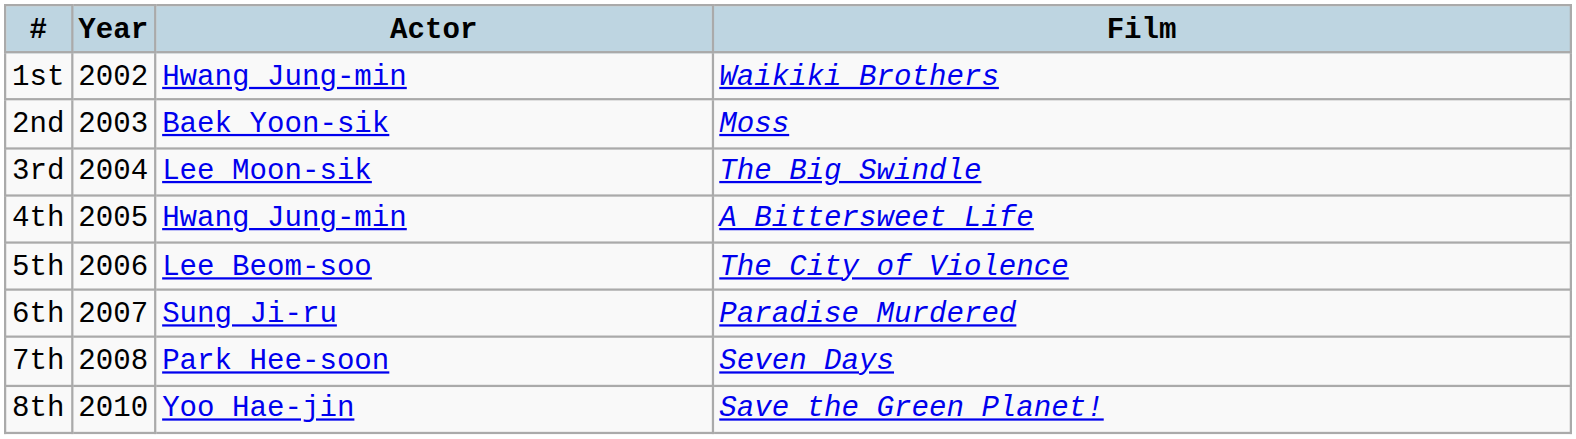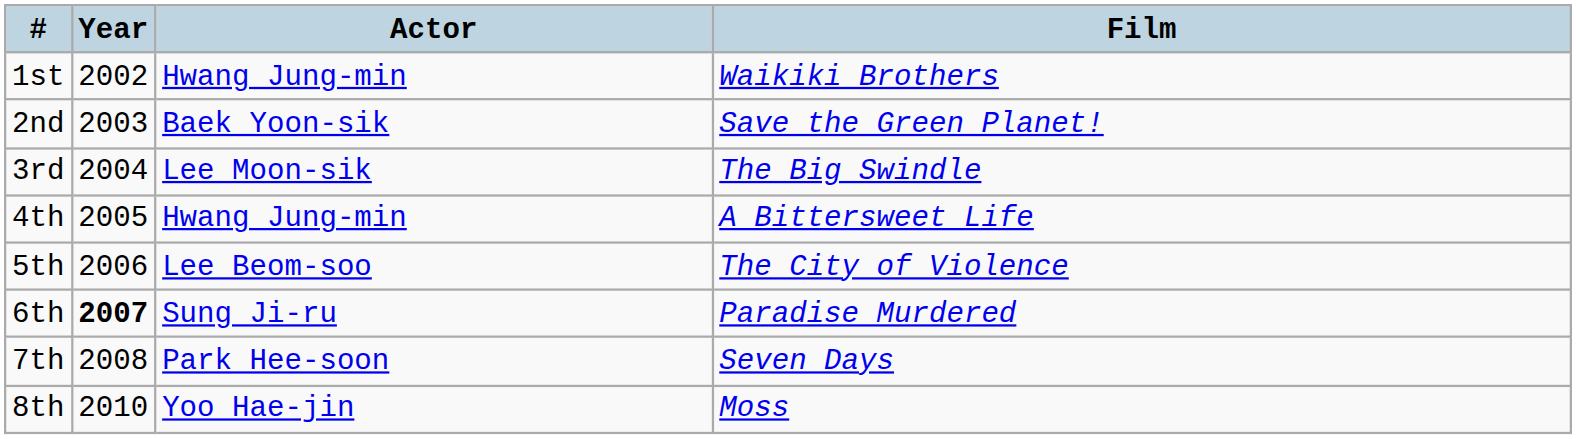(754, 124) Moss -> (911, 124) Save the Green Planet!
(113, 314) normal -> (113, 314) bold
(911, 409) Save the Green Planet! -> (754, 409) Moss
